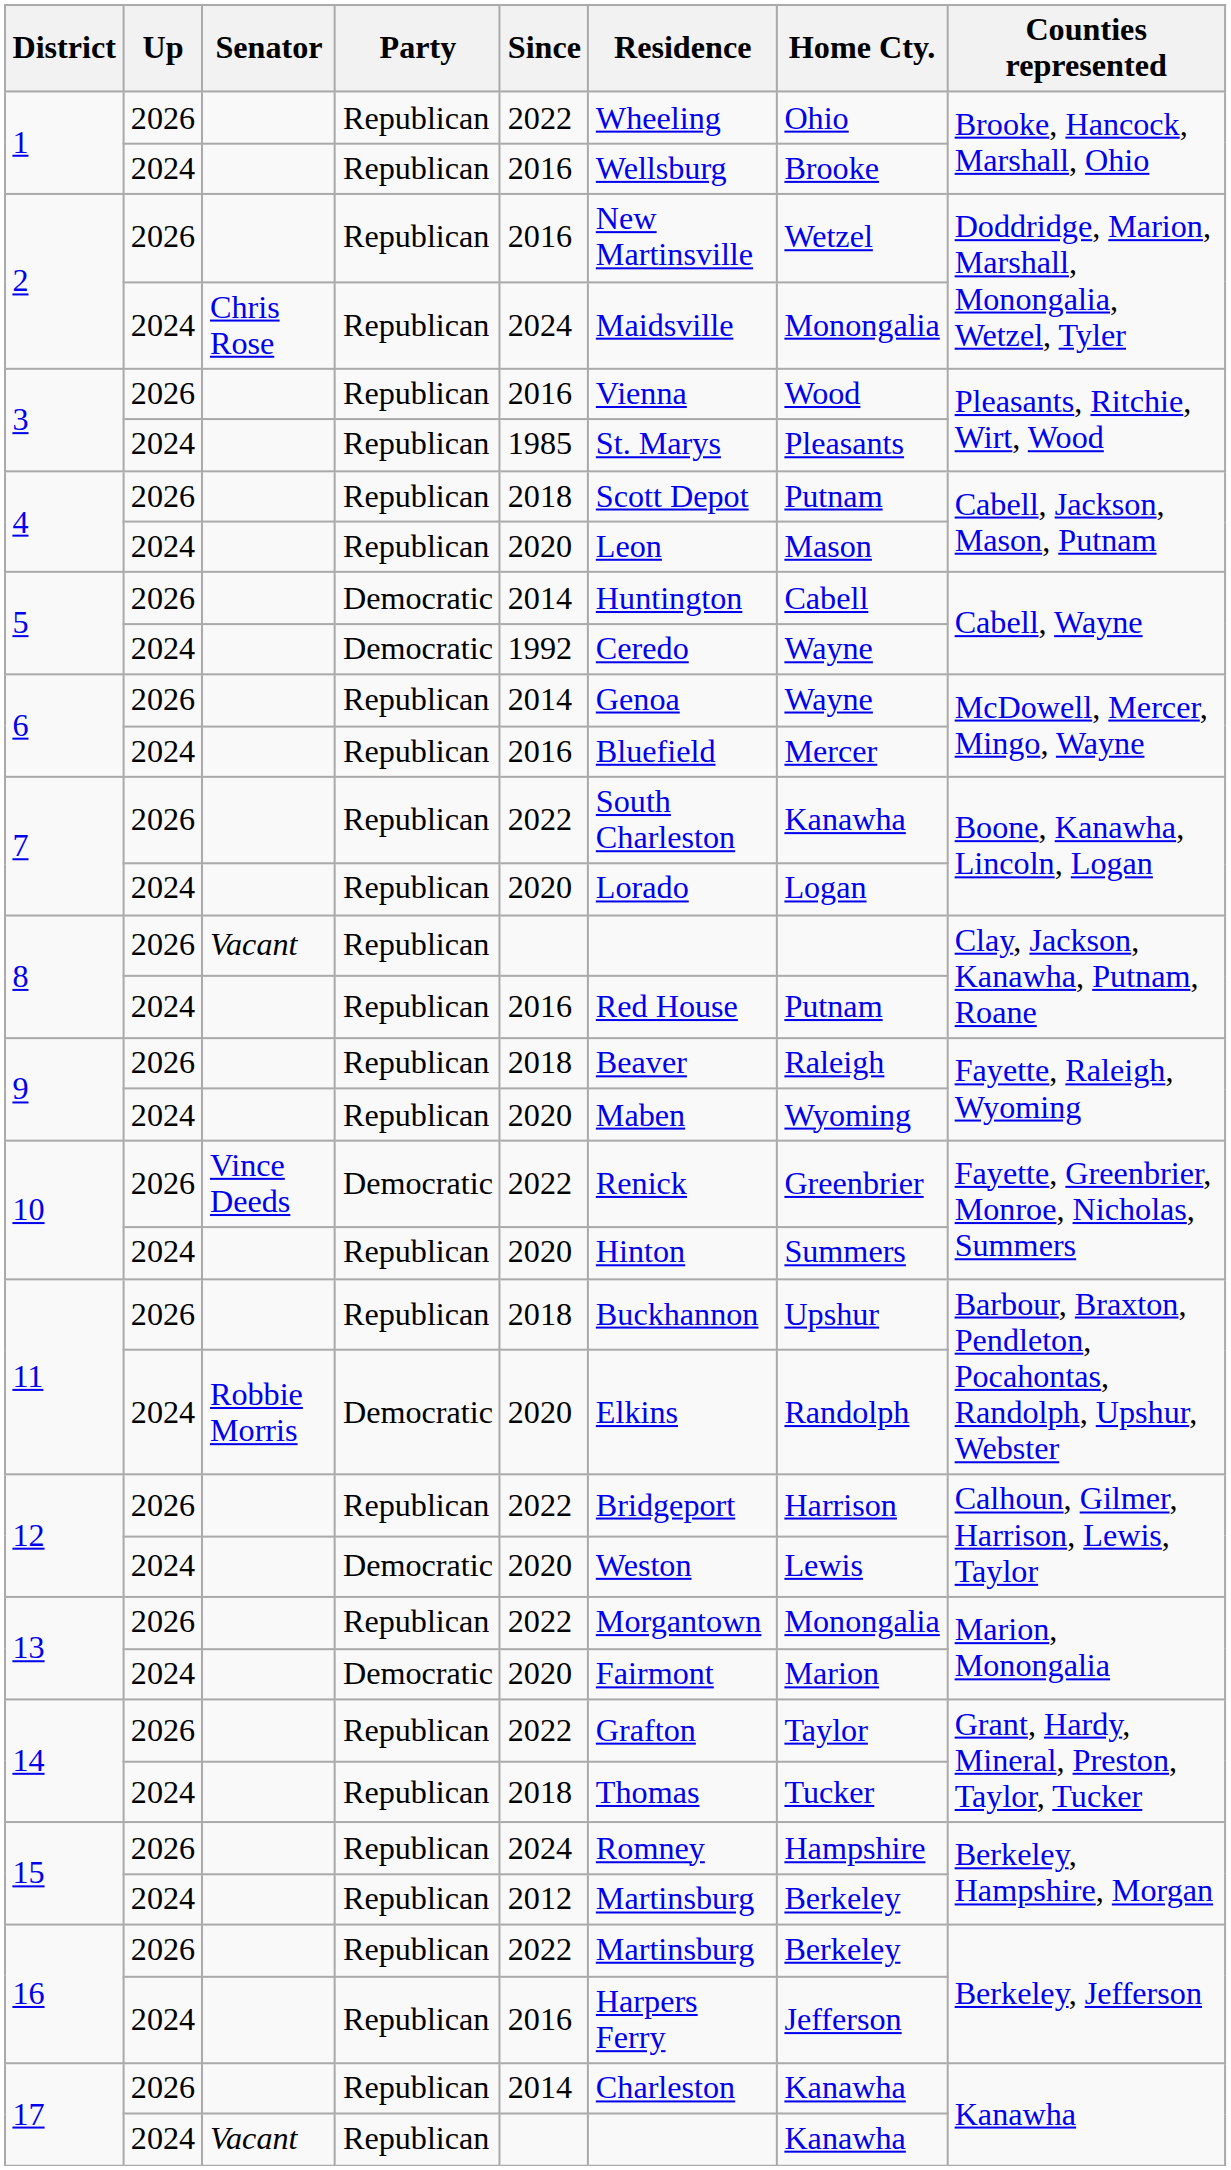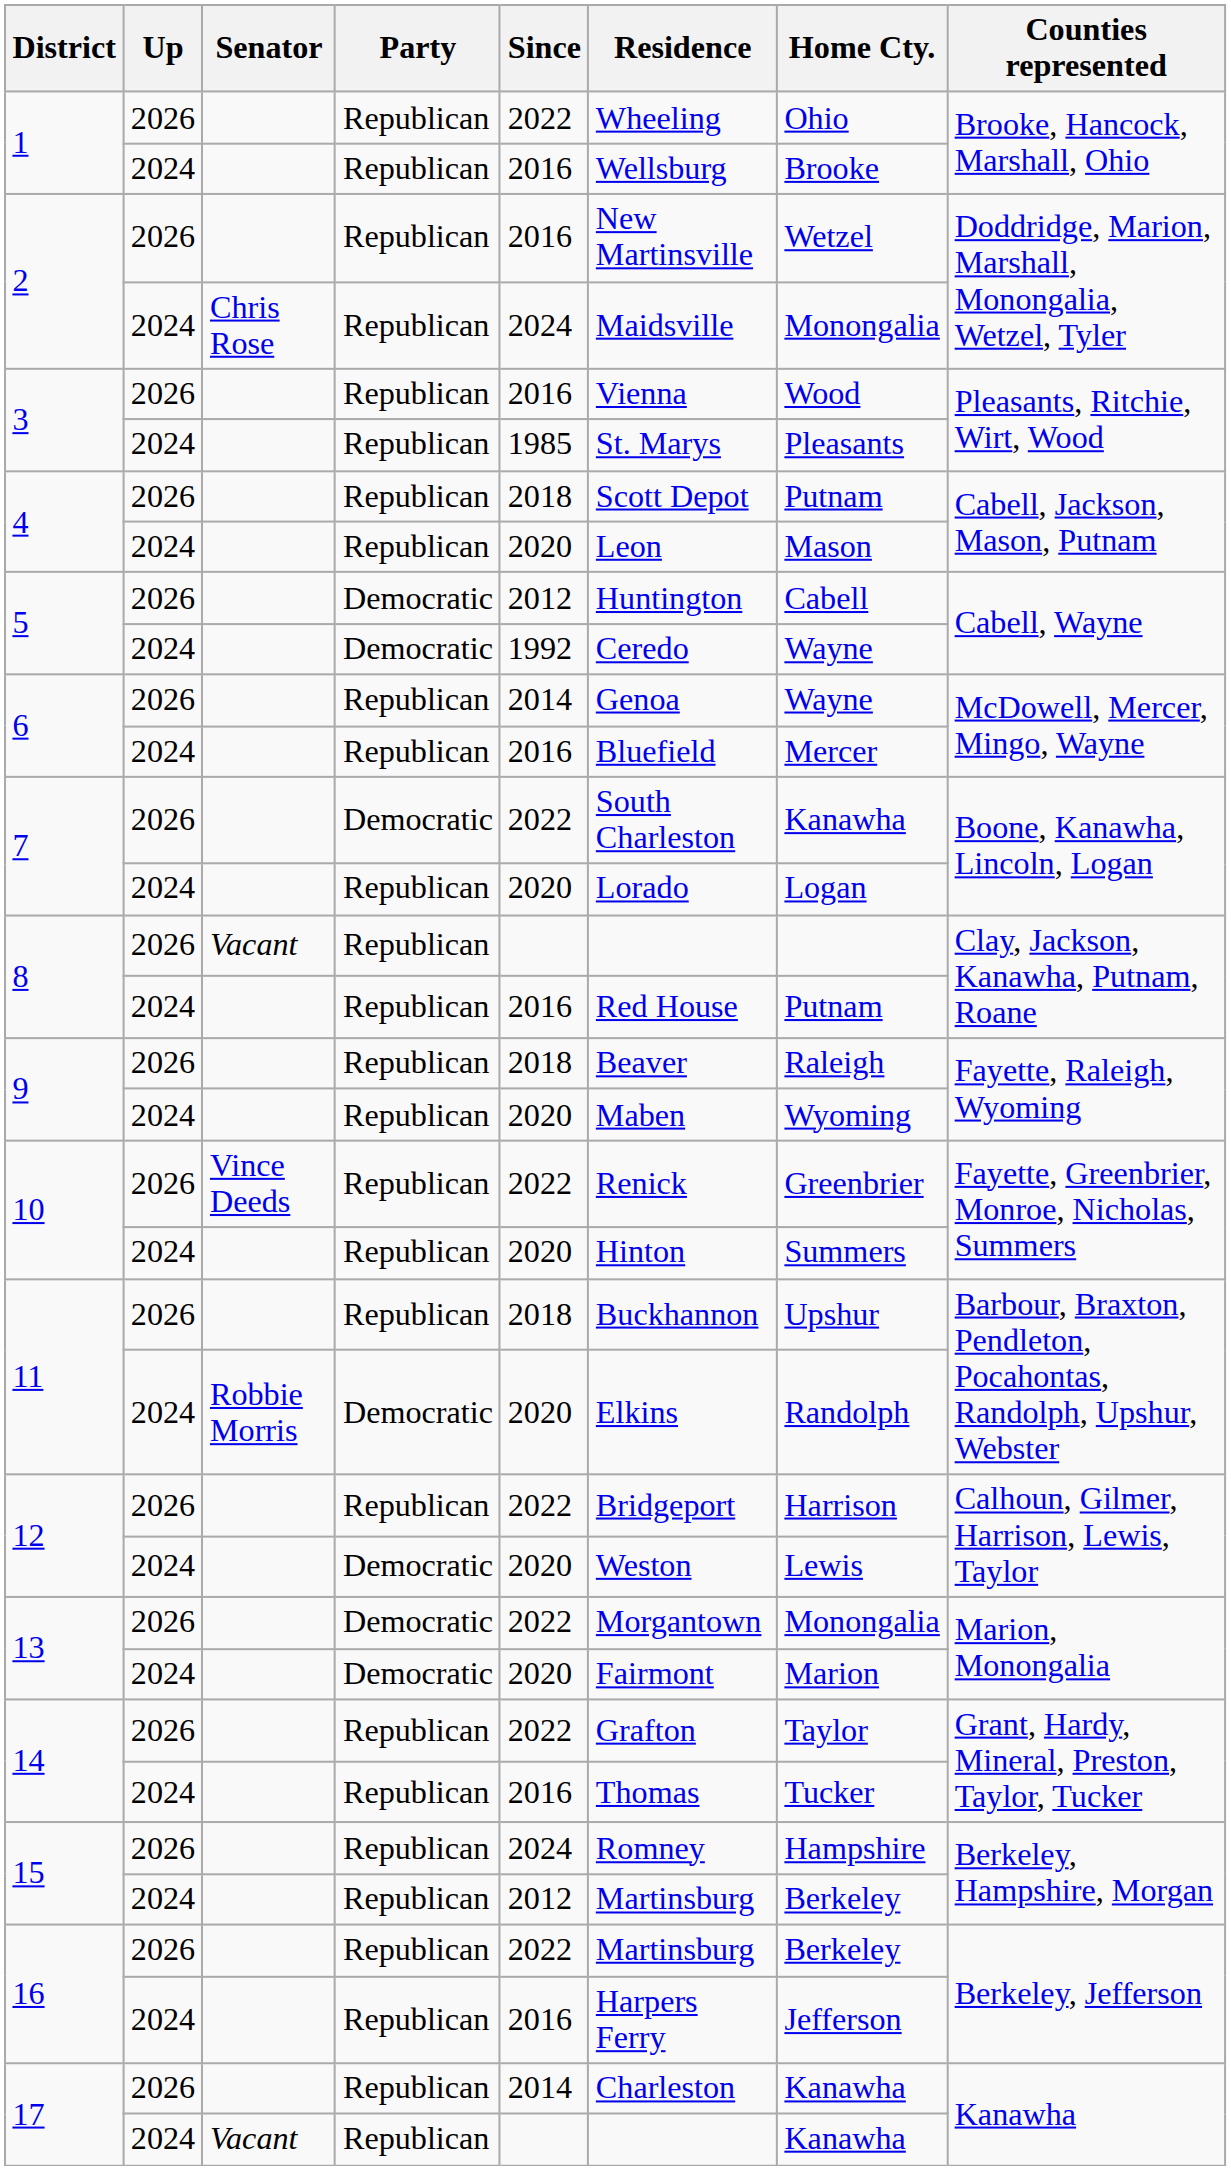(540, 597) 2014 -> (540, 597) 2012
(416, 819) Republican -> (418, 819) Democratic
(418, 1183) Democratic -> (416, 1183) Republican
(416, 1622) Republican -> (418, 1622) Democratic
(540, 1791) 2018 -> (540, 1791) 2016
